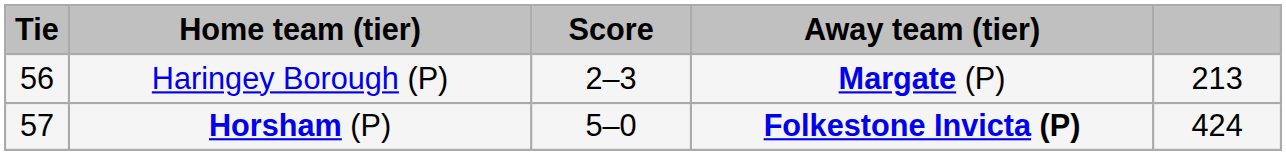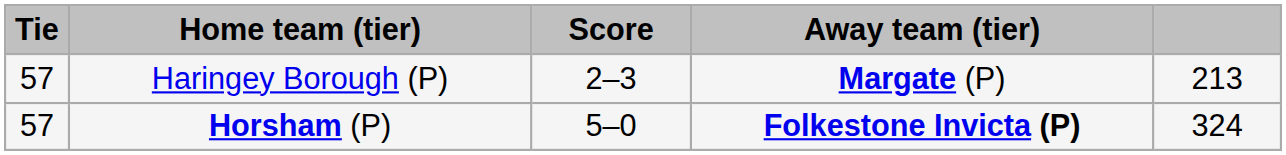(37, 78) 56 -> (37, 78) 57
(1217, 127) 424 -> (1217, 127) 324
